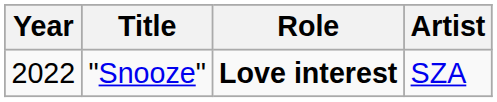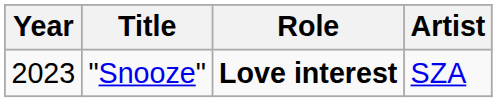(43, 72) 2022 -> (43, 72) 2023
